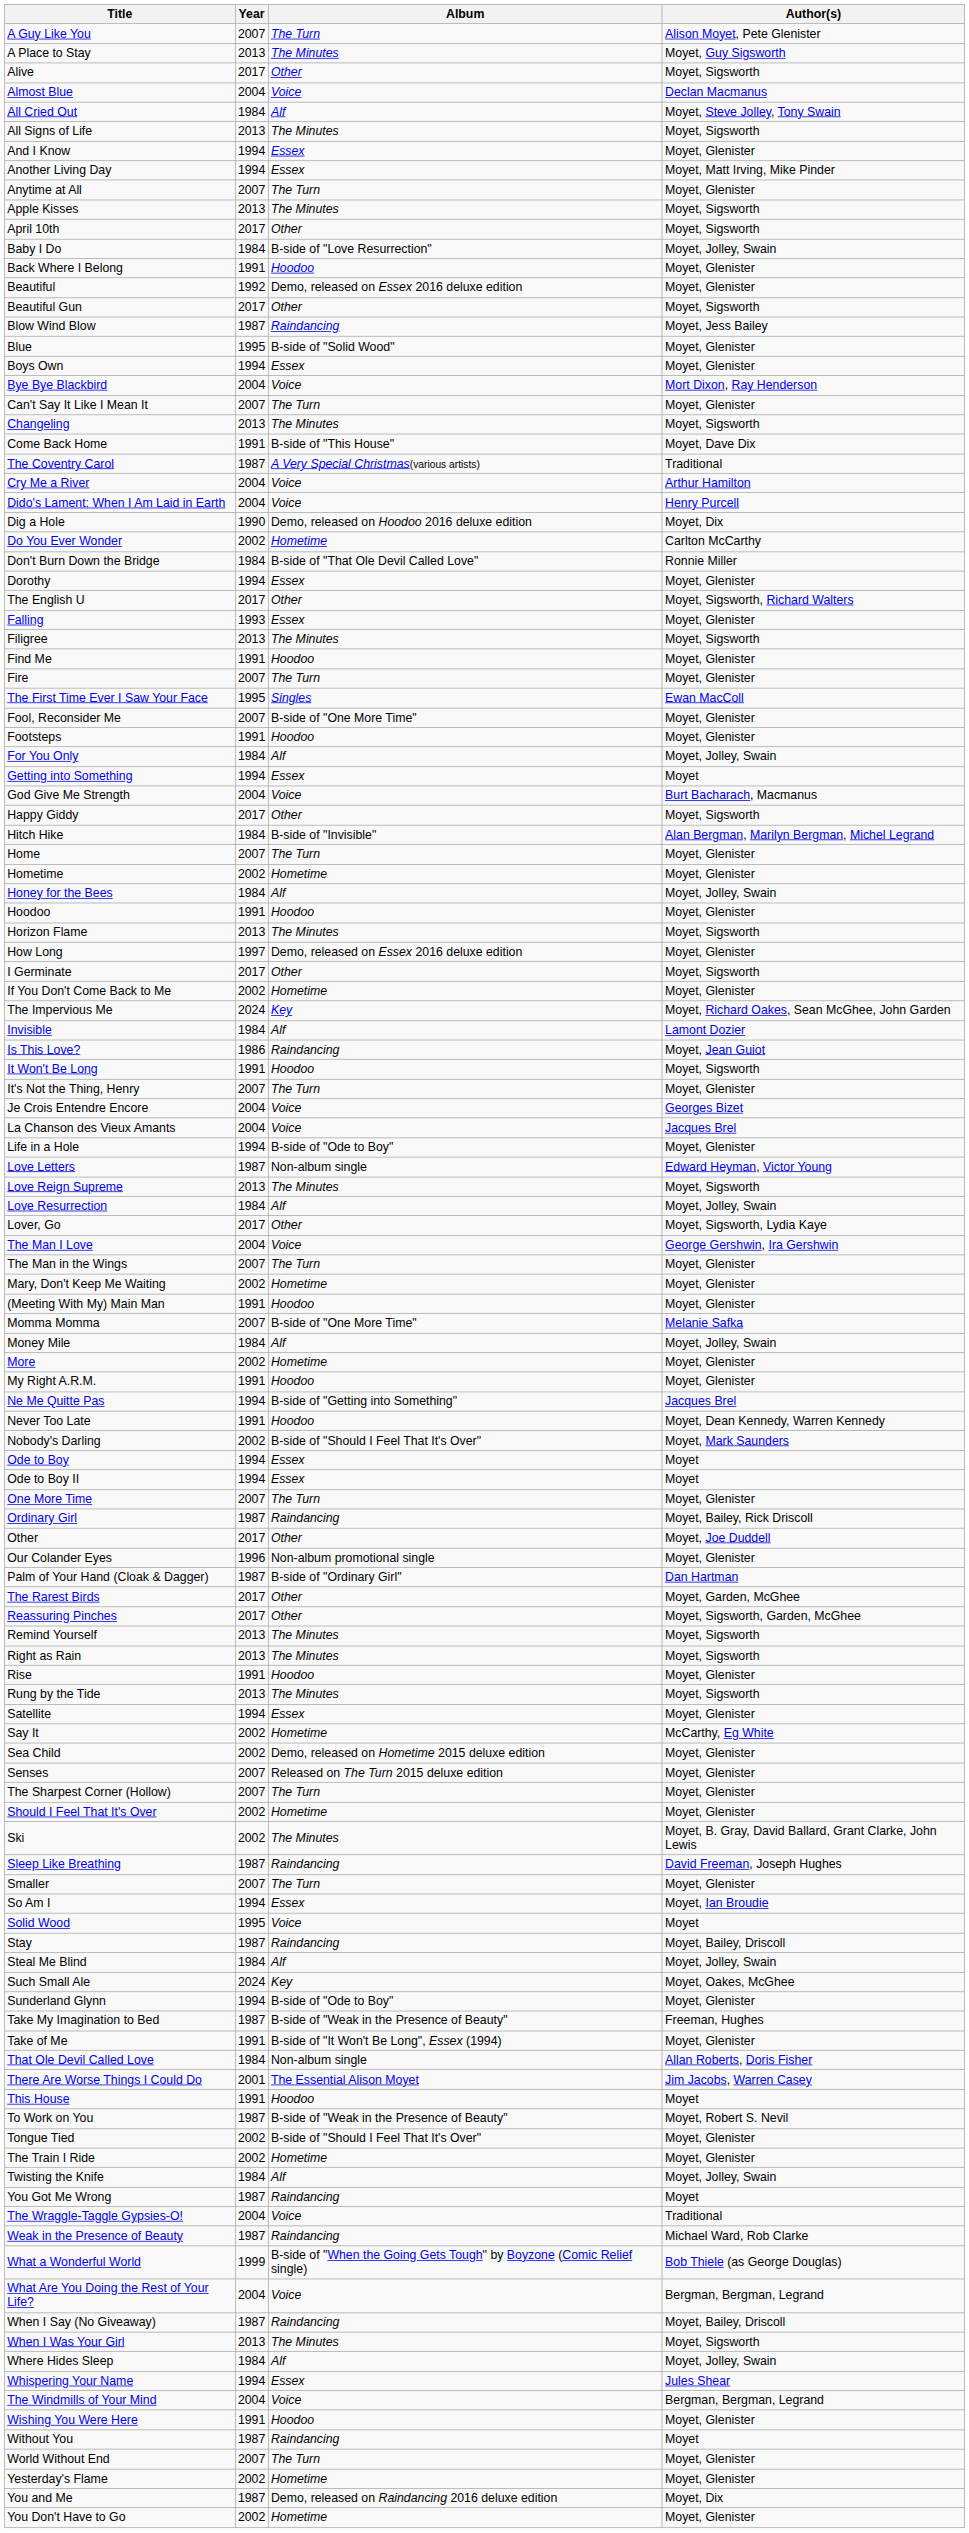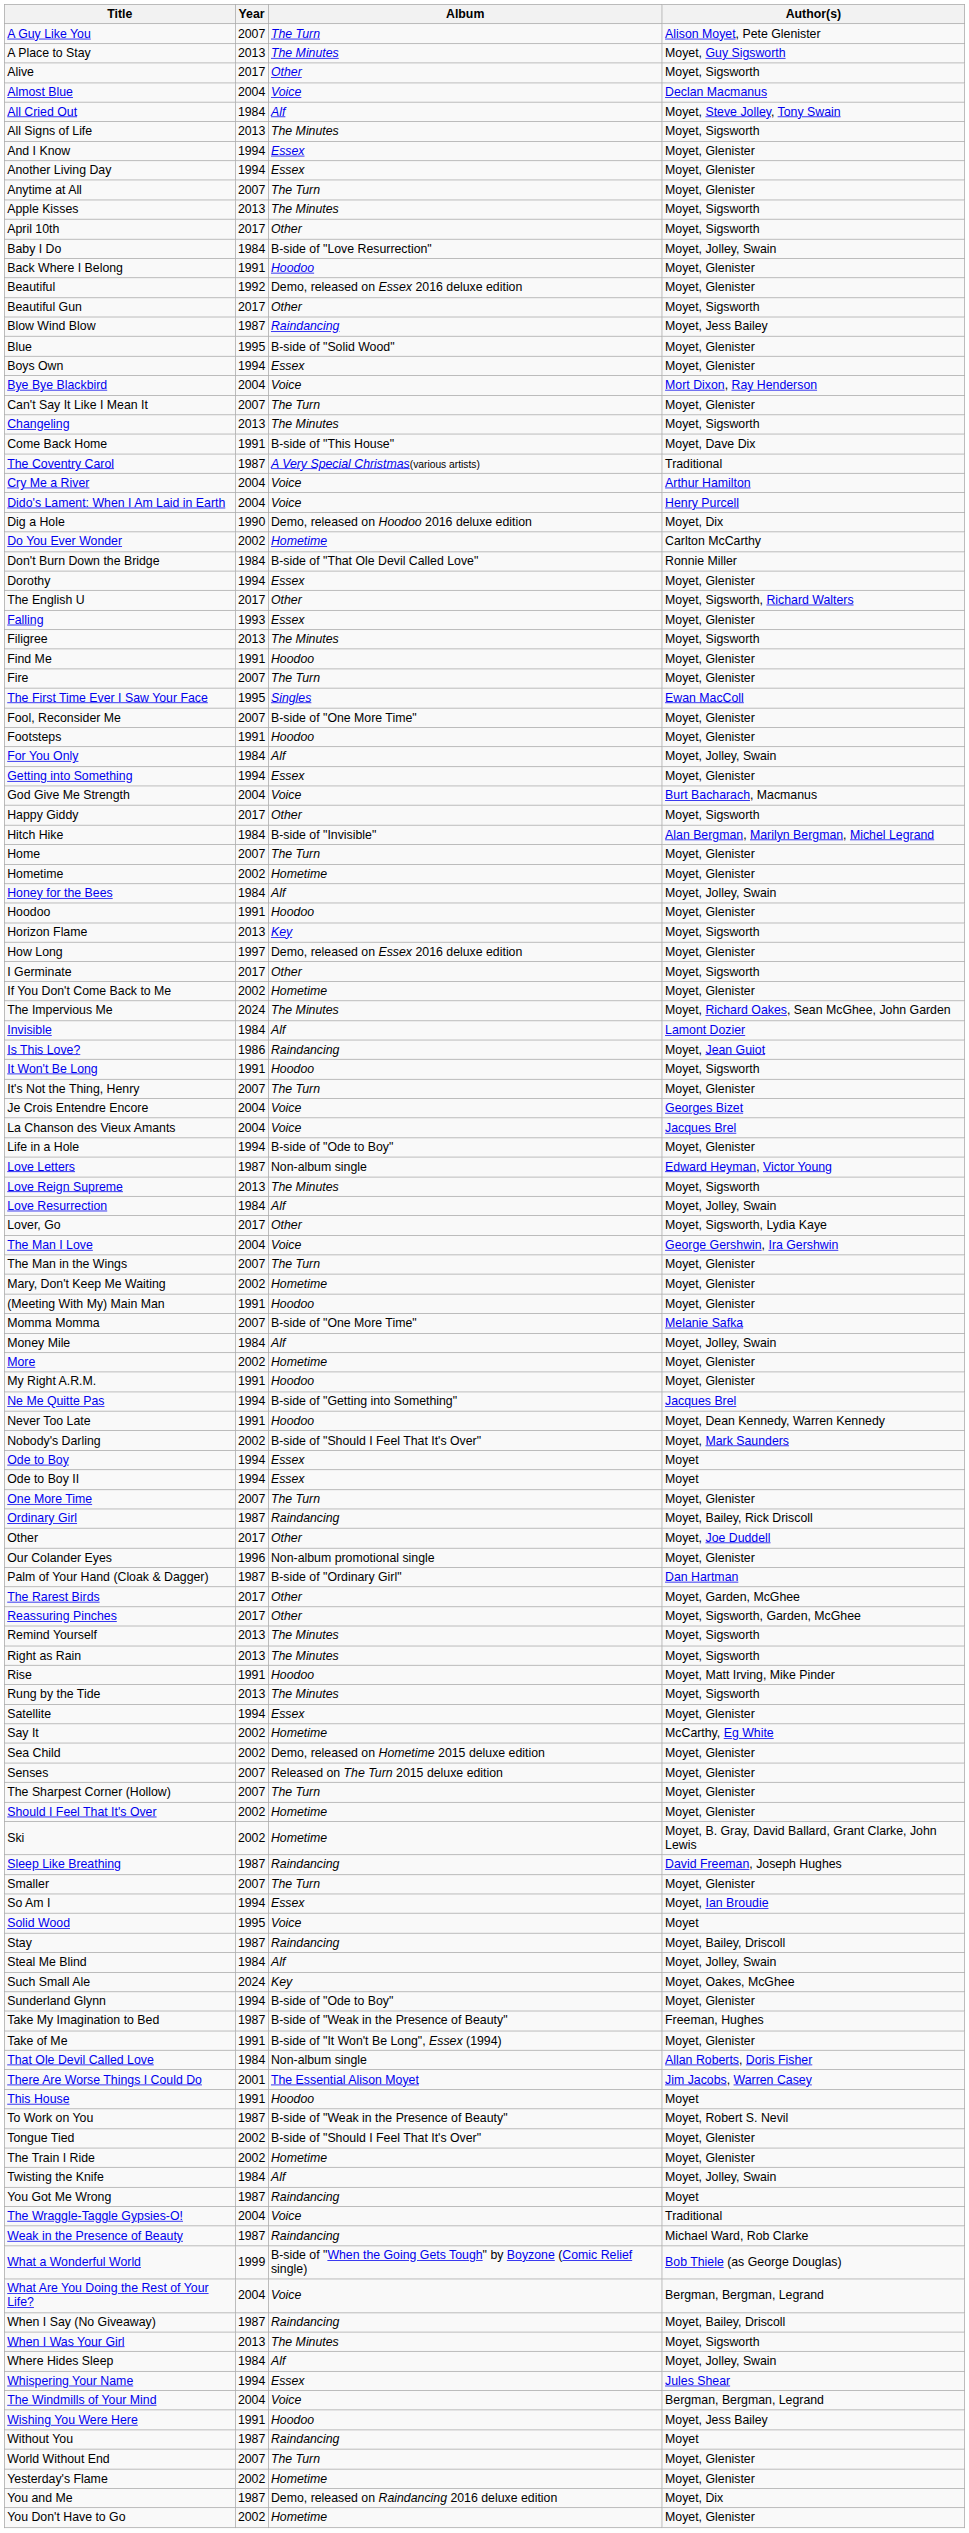(750, 170) Moyet, Matt Irving, Mike Pinder -> (710, 170) Moyet, Glenister
(682, 776) Moyet -> (710, 776) Moyet, Glenister
(305, 932) The Minutes -> (282, 932) Key
(282, 1010) Key -> (305, 1010) The Minutes
(710, 1675) Moyet, Glenister -> (750, 1675) Moyet, Matt Irving, Mike Pinder
(305, 1838) The Minutes -> (299, 1838) Hometime
(710, 2420) Moyet, Glenister -> (716, 2420) Moyet, Jess Bailey
